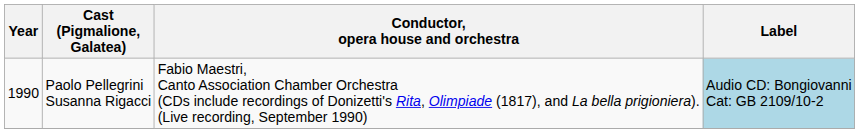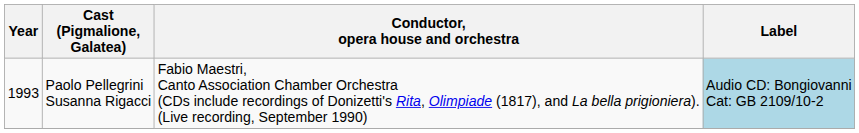(23, 93) 1990 -> (23, 93) 1993
